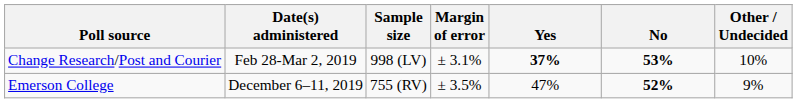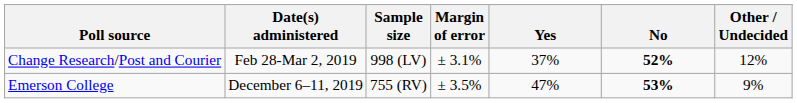(545, 60) bold -> (545, 60) normal
(658, 60) 53% -> (658, 60) 52%
(753, 60) 10% -> (753, 60) 12%
(658, 85) 52% -> (658, 85) 53%
